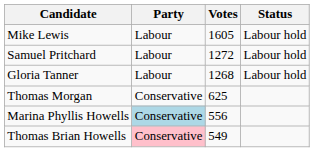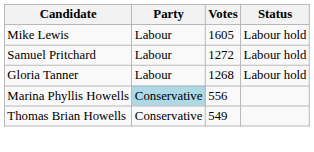- row: (50, 95)
(169, 136) pink background -> (169, 116) no background
